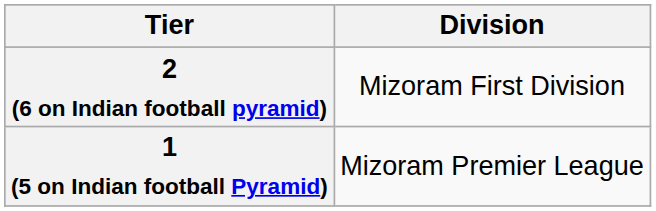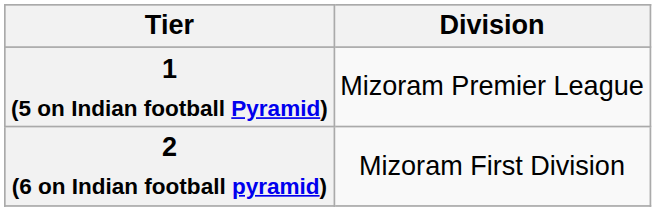rows swapped: (169, 166) <-> (169, 87)
